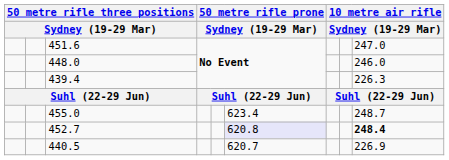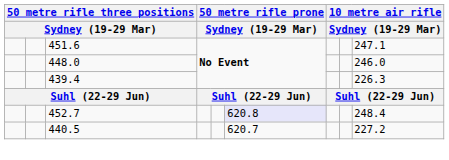(370, 47) 247.0 -> (370, 47) 247.1
- row: (64, 114)
(370, 130) bold -> (370, 114) normal
(370, 147) 226.9 -> (370, 130) 227.2
